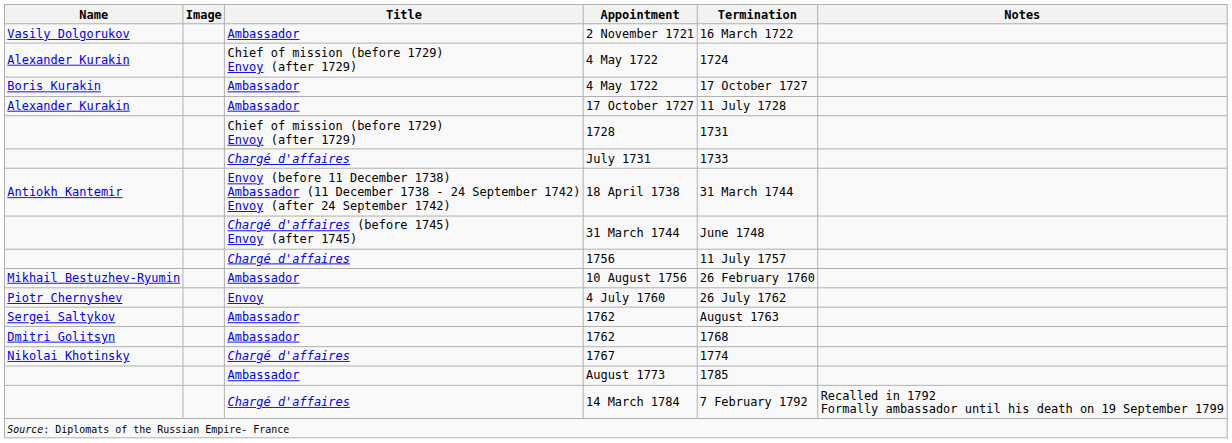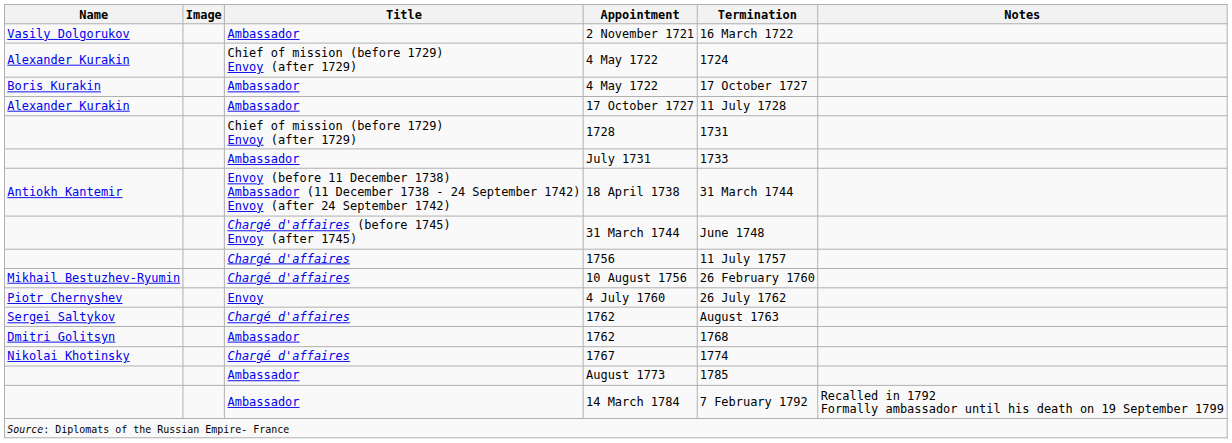(289, 159) Chargé d'affaires -> (264, 159) Ambassador
(264, 278) Ambassador -> (289, 278) Chargé d'affaires
(264, 317) Ambassador -> (289, 317) Chargé d'affaires
(289, 402) Chargé d'affaires -> (264, 402) Ambassador
